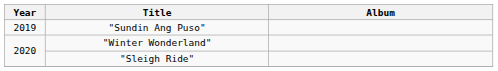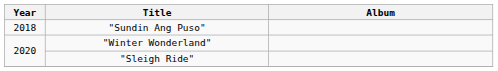(25, 28) 2019 -> (25, 28) 2018
